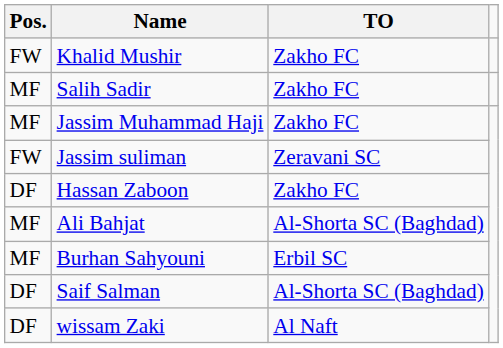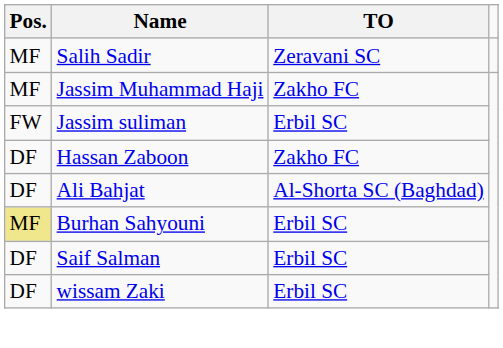- row: (119, 55)
(316, 88) Zakho FC -> (327, 55) Zeravani SC
(327, 156) Zeravani SC -> (310, 122) Erbil SC
(25, 223) MF -> (23, 190) DF
(25, 257) no background -> (25, 223) khaki background
(379, 291) Al-Shorta SC (Baghdad) -> (310, 257) Erbil SC
(306, 325) Al Naft -> (310, 291) Erbil SC
